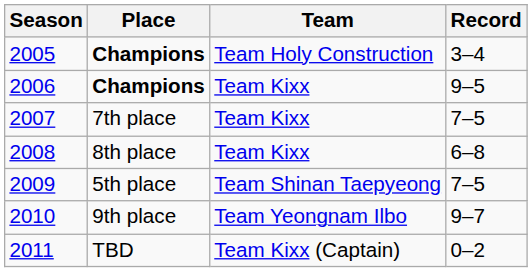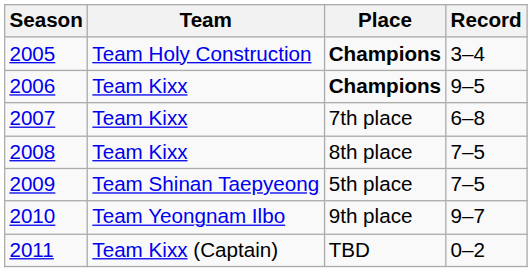columns swapped: (328, 20) <-> (149, 20)
(468, 119) 7–5 -> (468, 119) 6–8
(468, 151) 6–8 -> (468, 151) 7–5
